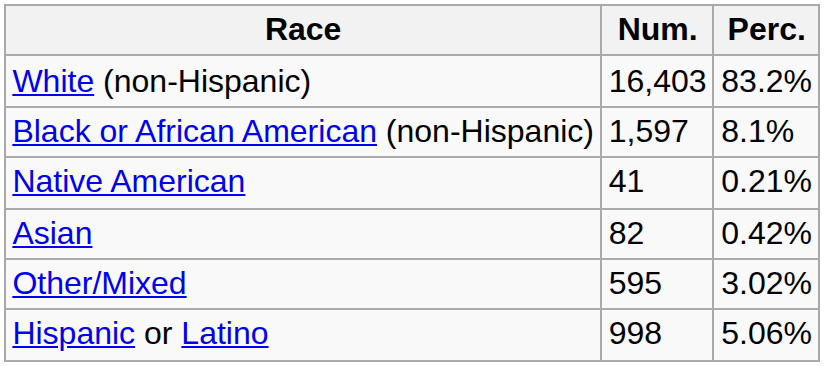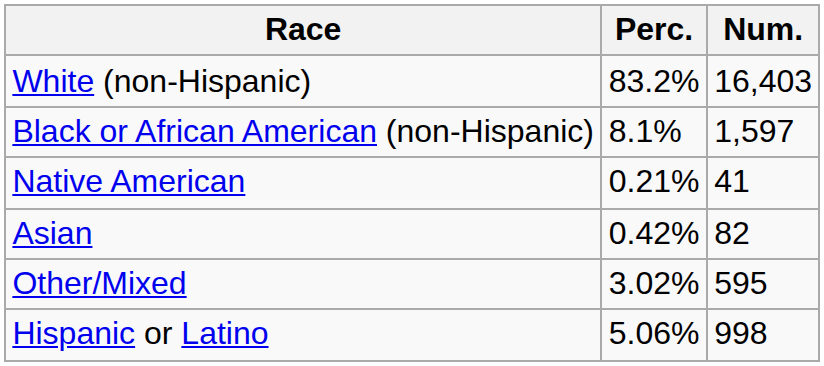columns swapped: (658, 29) <-> (767, 29)
